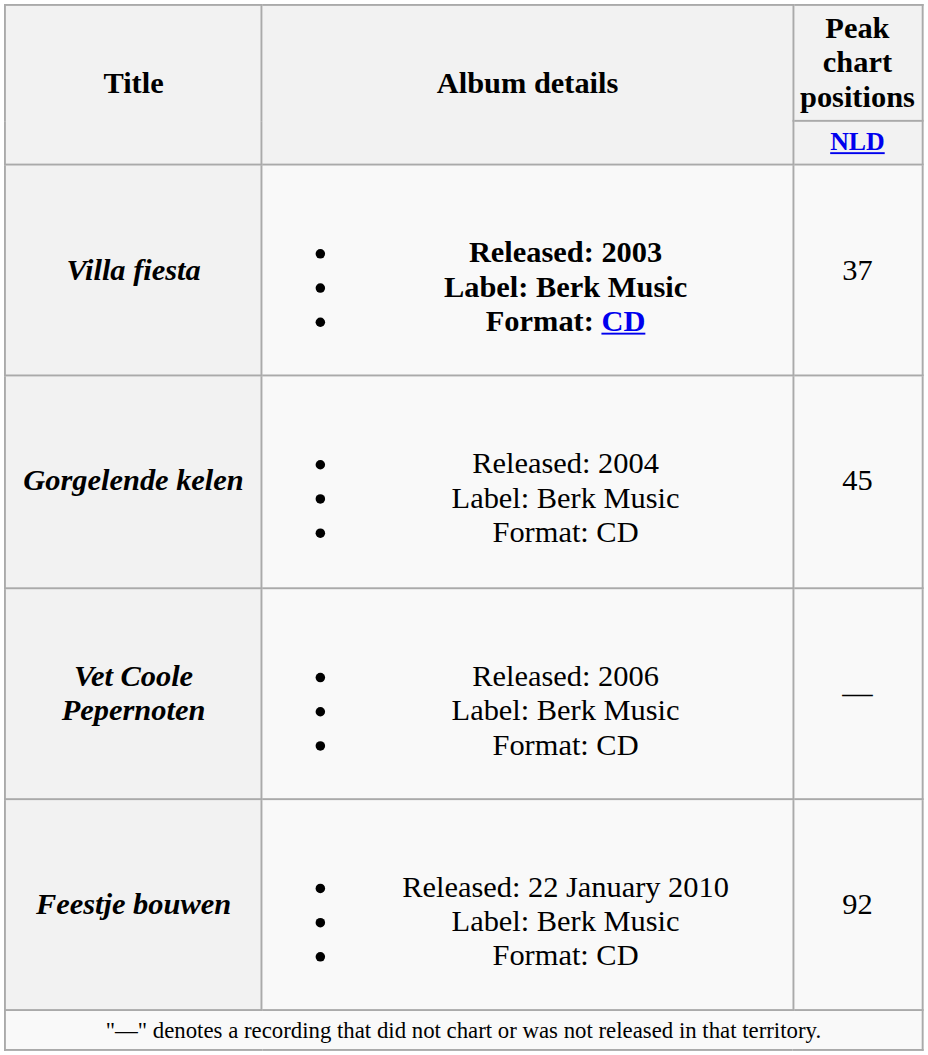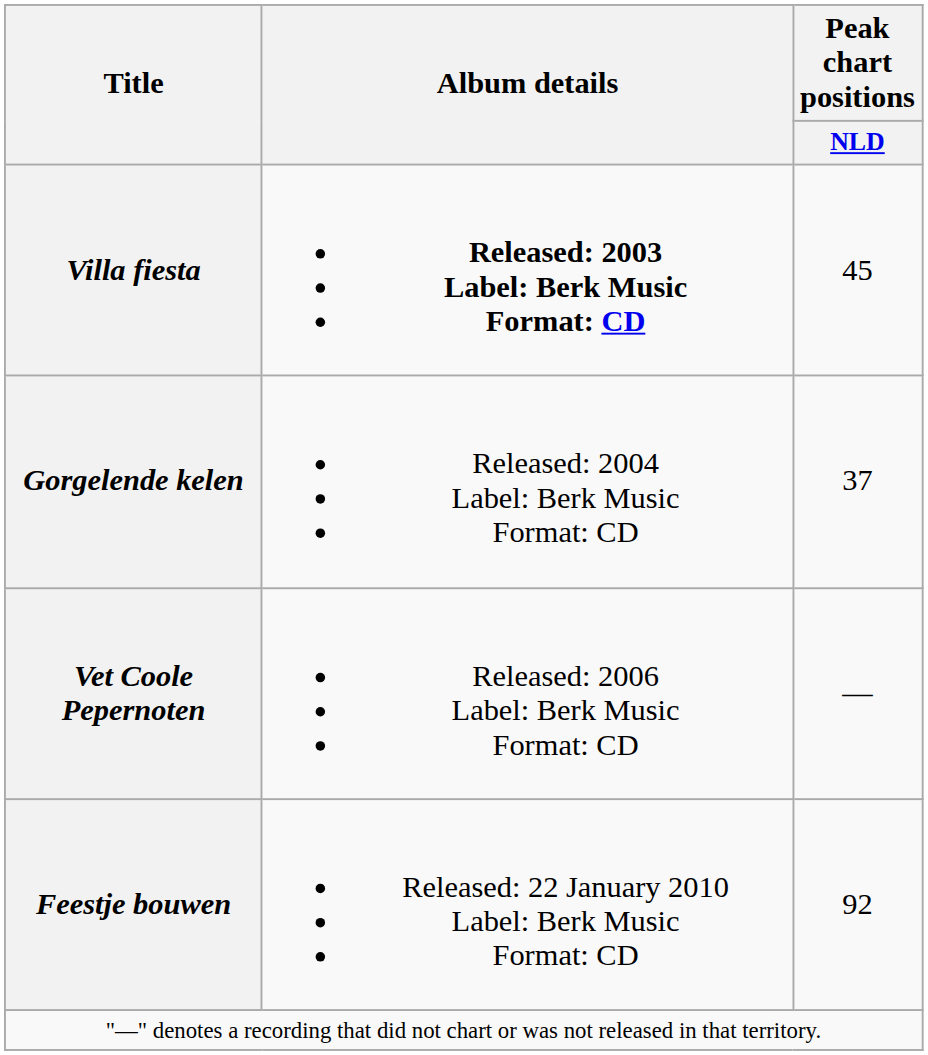(857, 269) 37 -> (857, 269) 45
(857, 481) 45 -> (857, 481) 37
